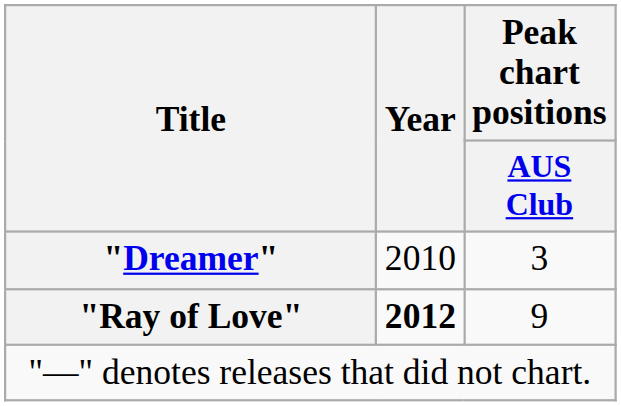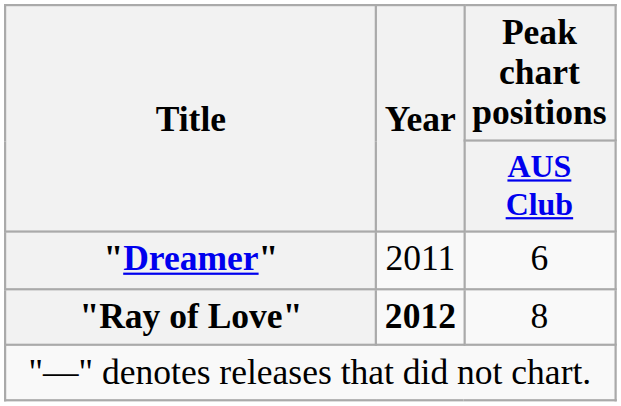(420, 259) 2010 -> (420, 259) 2011
(539, 259) 3 -> (539, 259) 6
(539, 315) 9 -> (539, 315) 8
